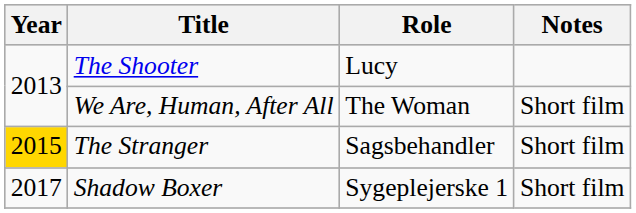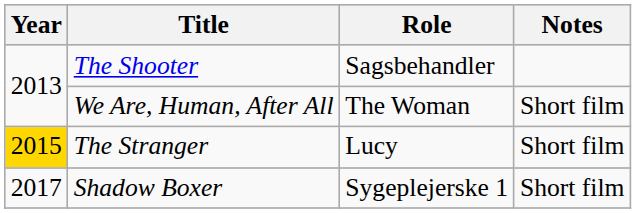(372, 65) Lucy -> (420, 65) Sagsbehandler
(420, 146) Sagsbehandler -> (372, 146) Lucy
